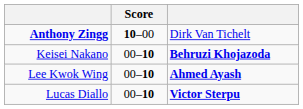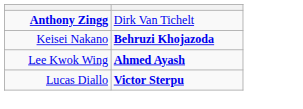- column: (139, 14)
